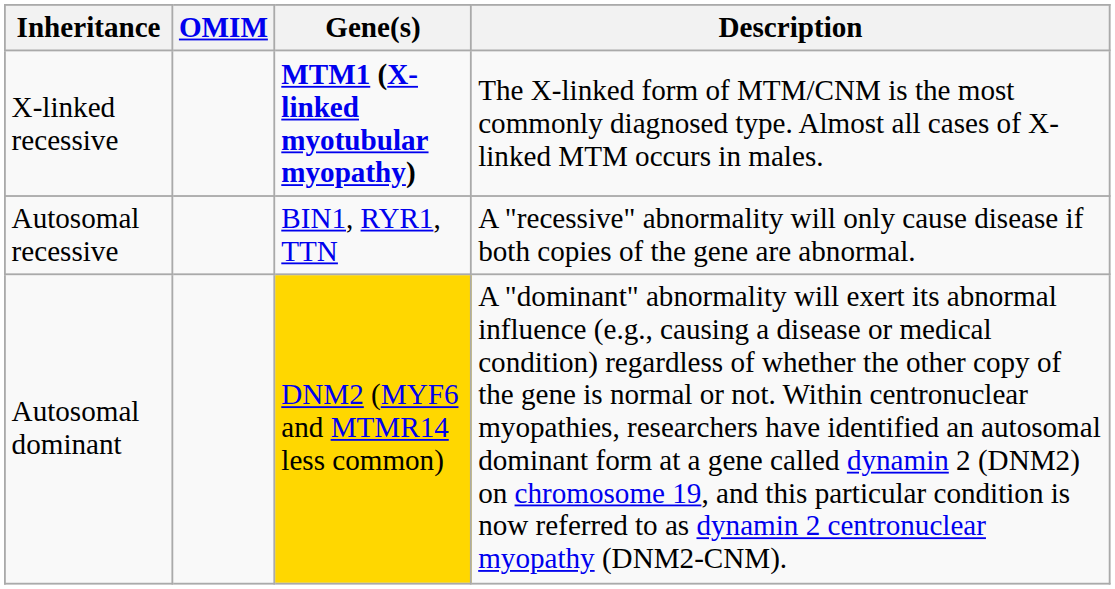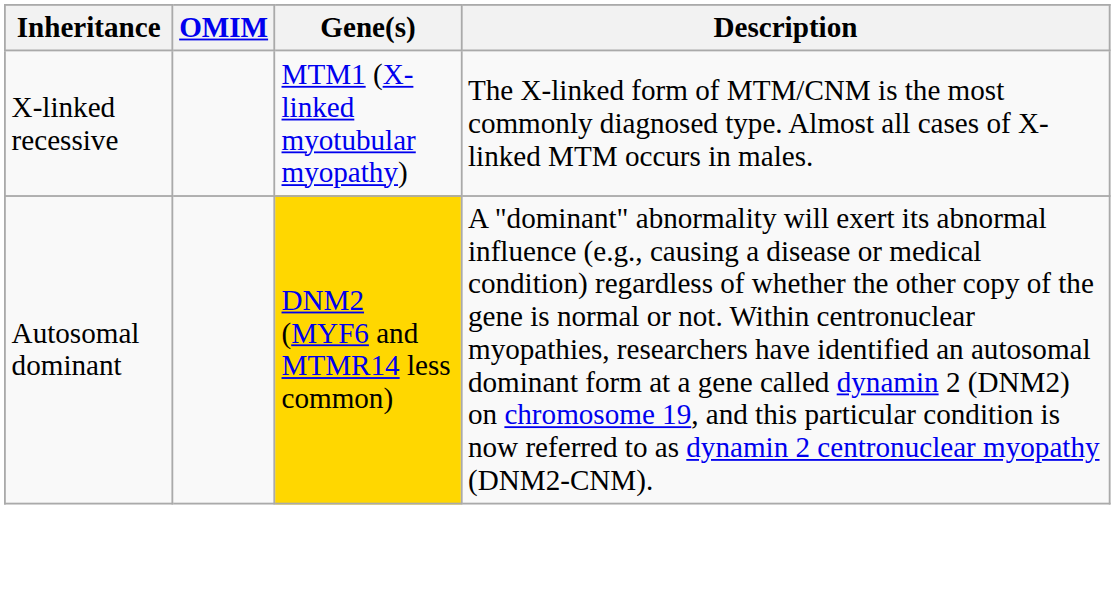(355, 122) bold -> (349, 122) normal
- row: (76, 234)
